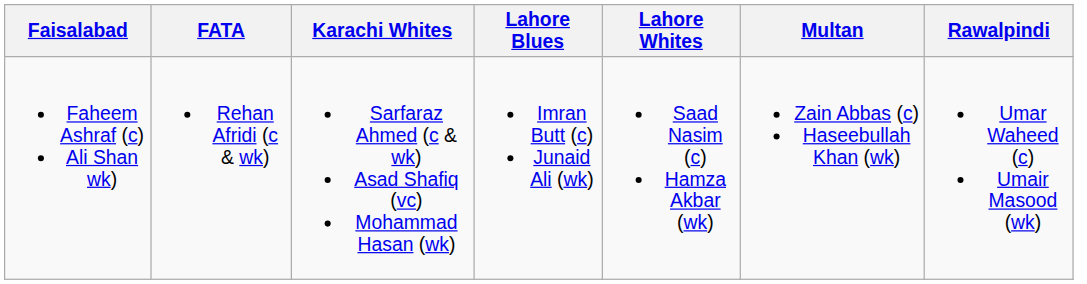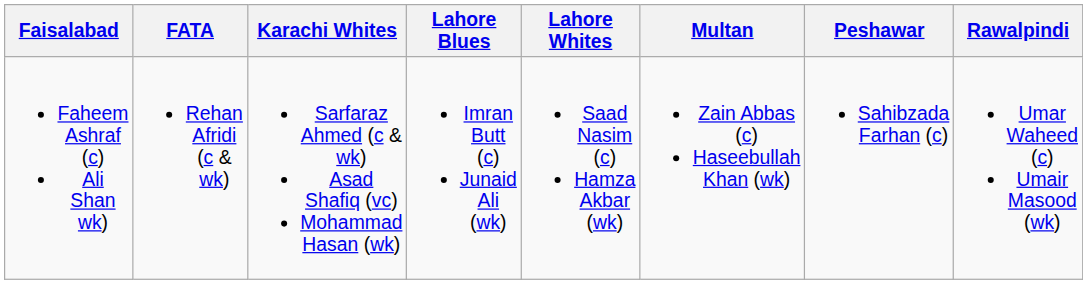+ column: (879, 30)
